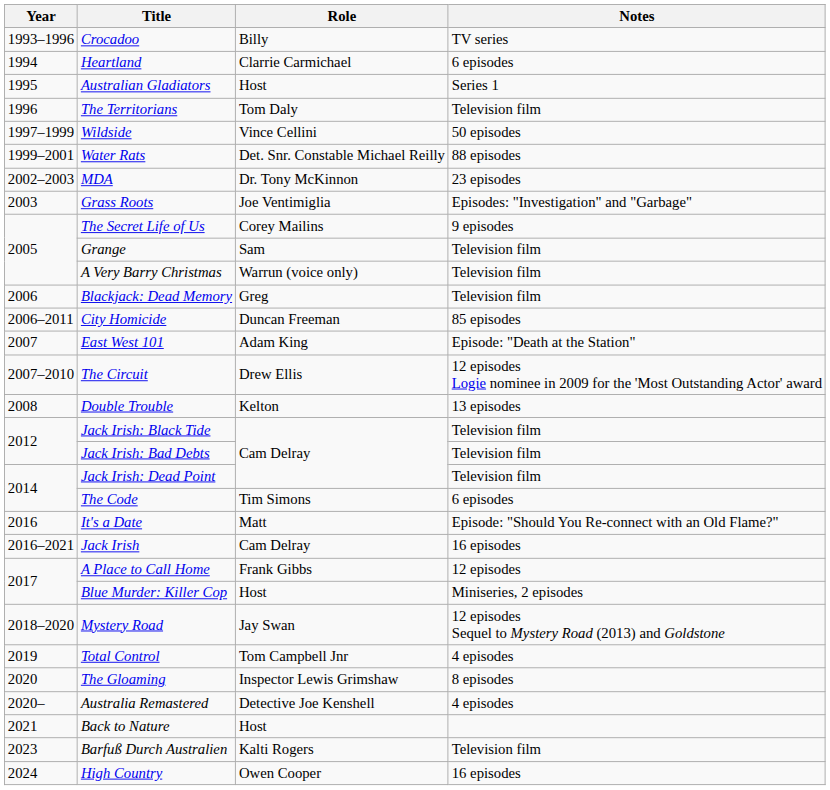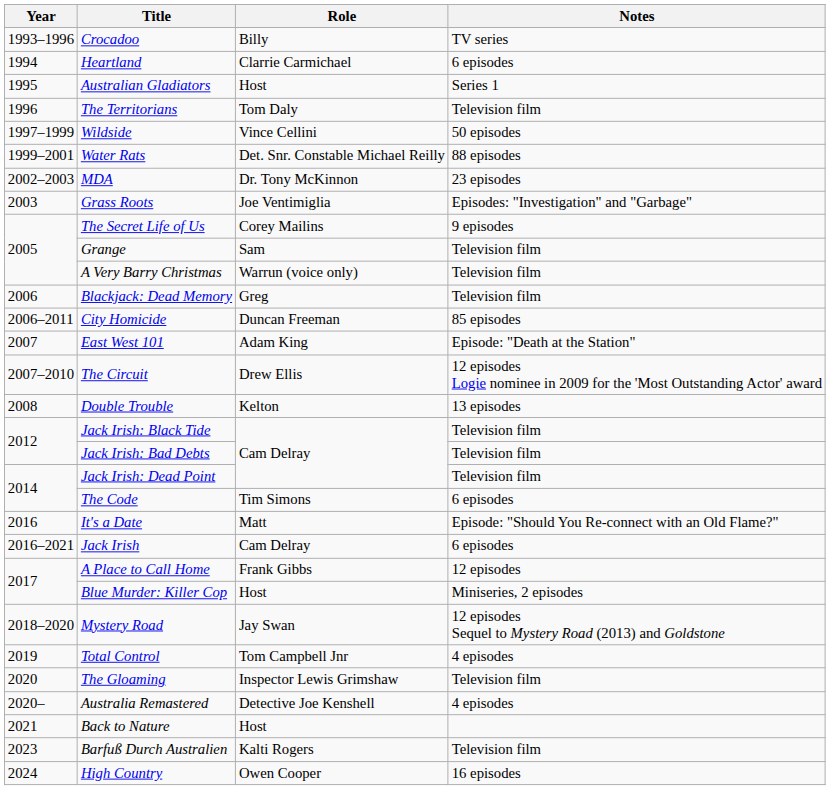(486, 546) 16 episodes -> (483, 546) 6 episodes
(483, 679) 8 episodes -> (496, 679) Television film
